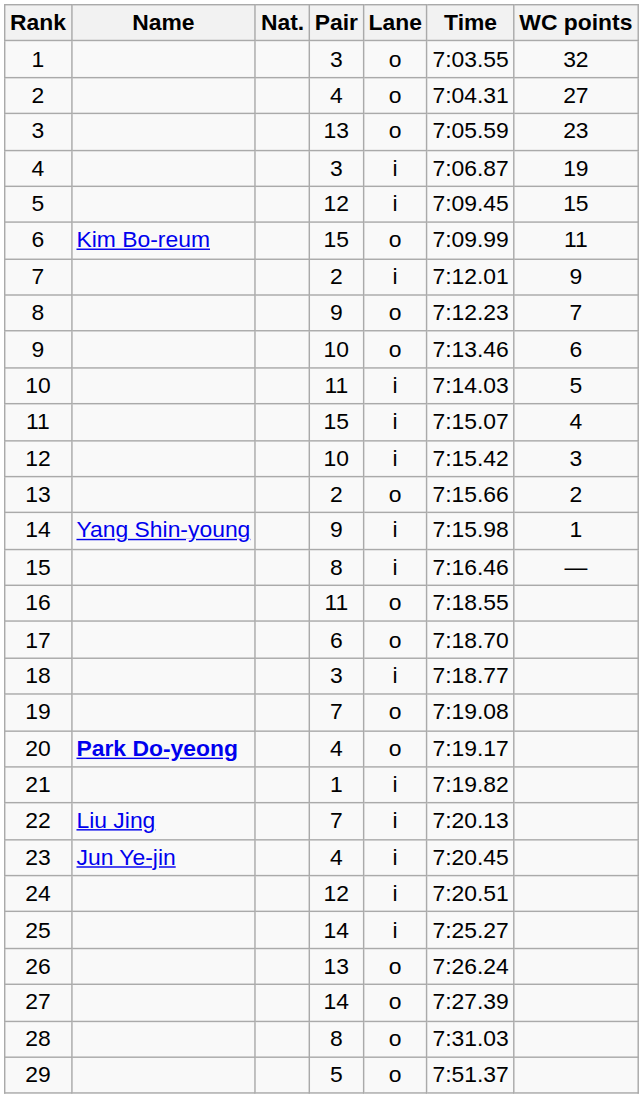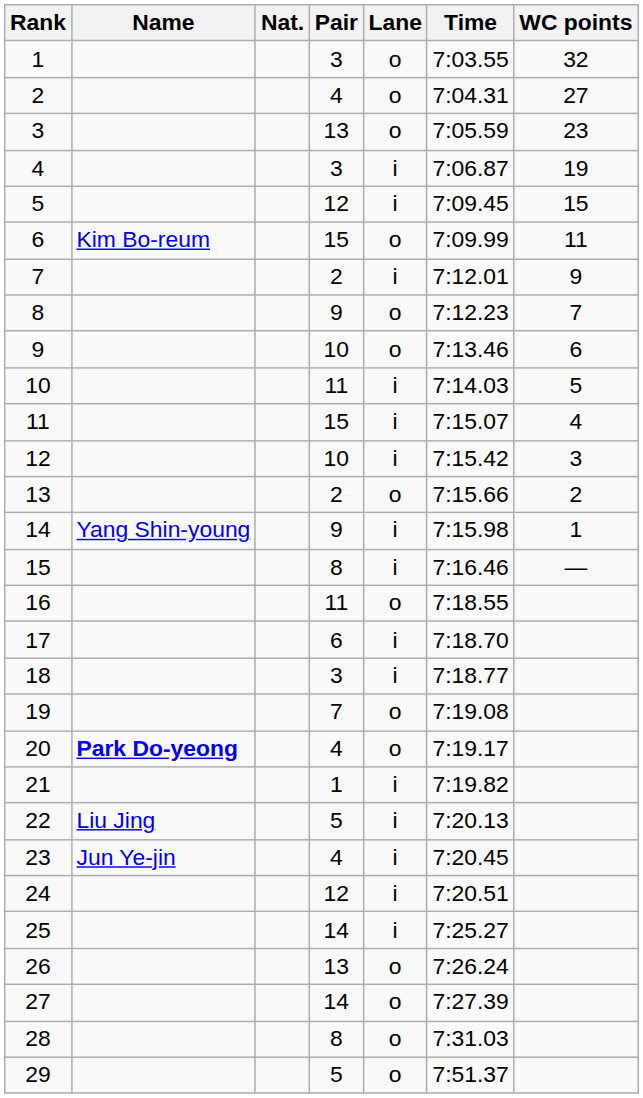(395, 639) o -> (395, 639) i
(336, 820) 7 -> (336, 820) 5
